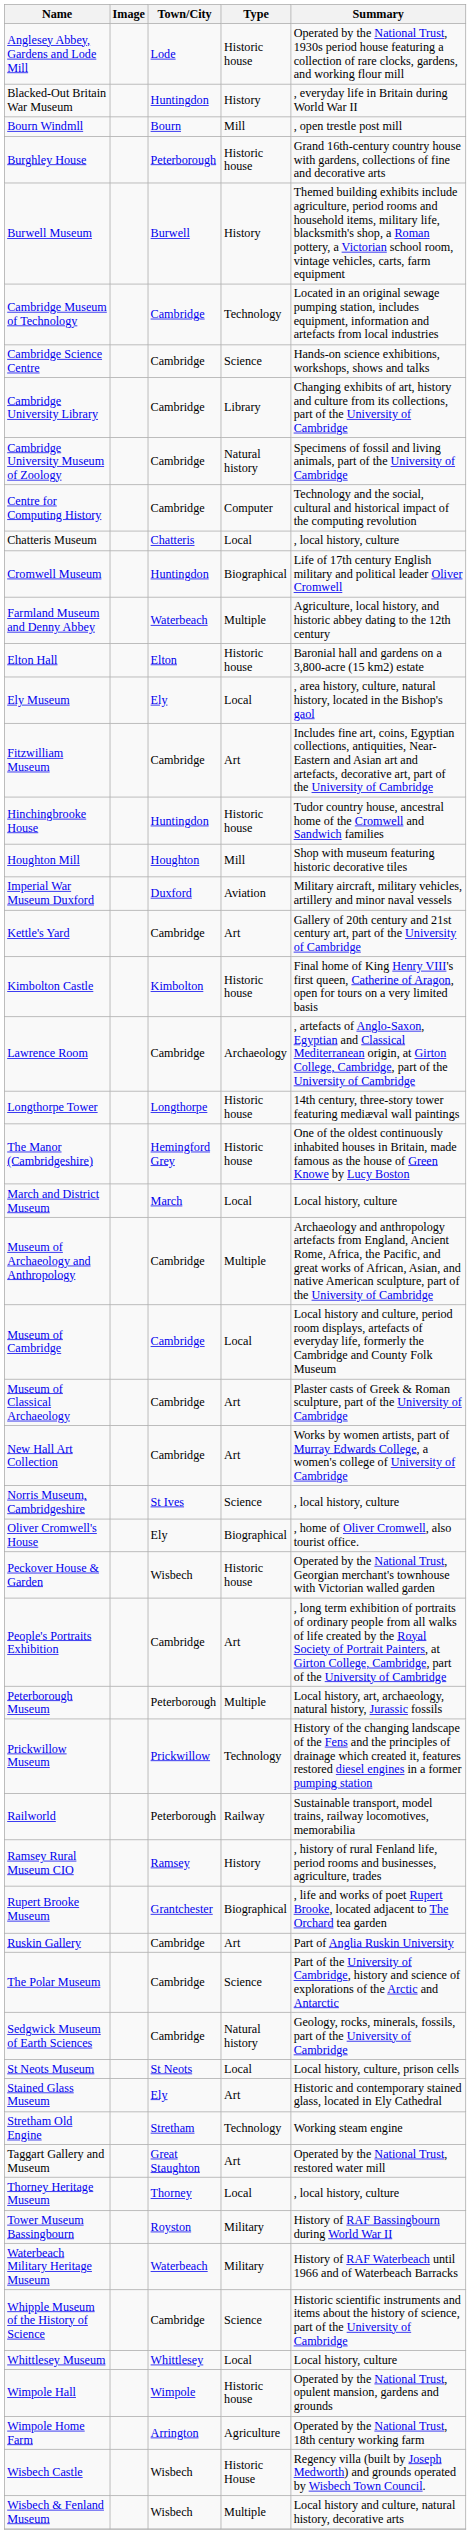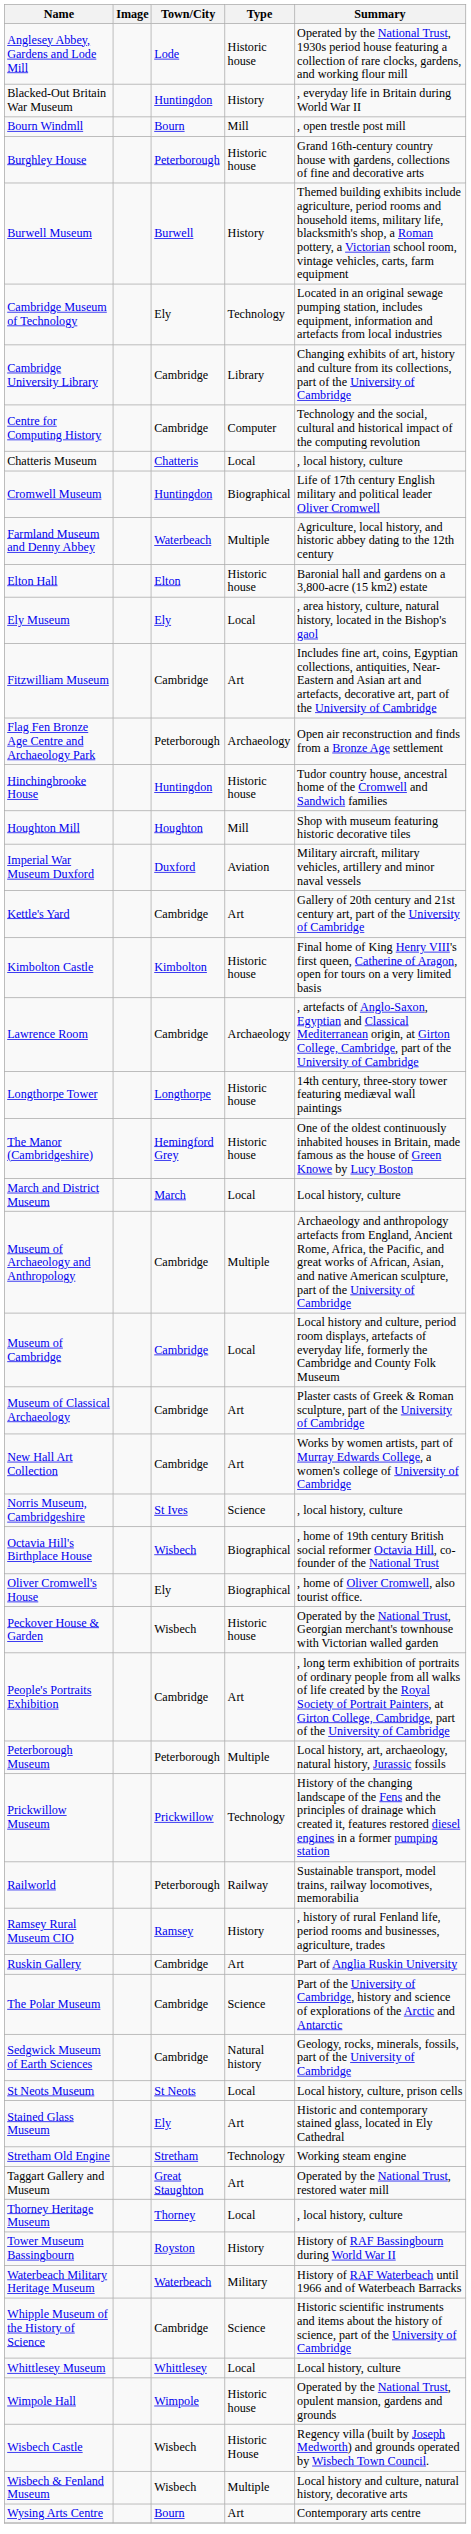(178, 314) Cambridge -> (163, 314) Ely
- row: (55, 361)
- row: (56, 461)
+ row: (51, 741)
+ row: (50, 1550)
- row: (43, 1909)
(244, 2226) Military -> (246, 2248) History
- row: (46, 2432)
+ row: (55, 2513)
